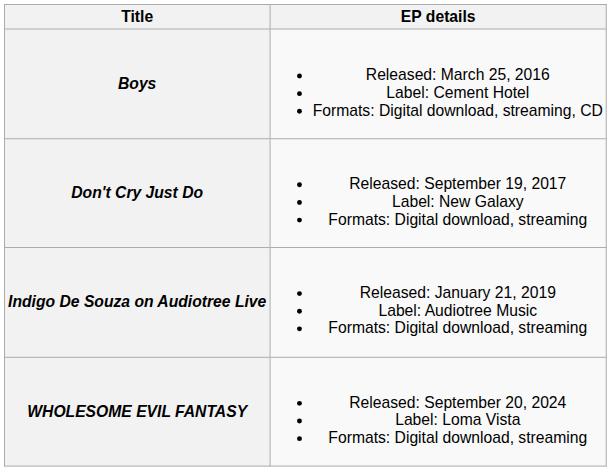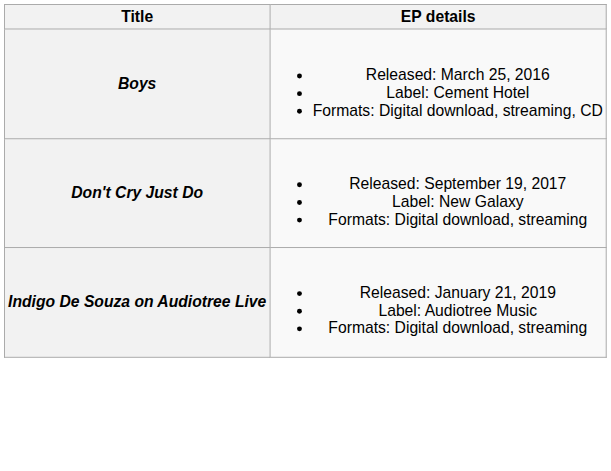- row: (137, 411)
